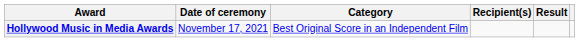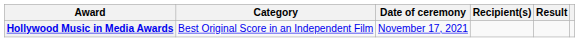columns swapped: (223, 12) <-> (370, 12)
